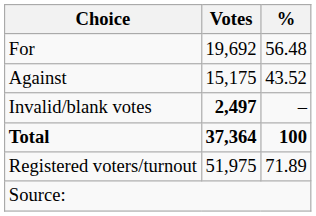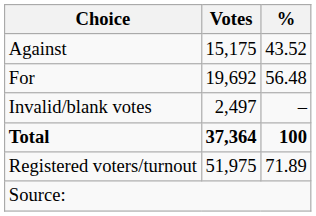rows swapped: (22, 48) <-> (38, 78)
(236, 107) bold -> (236, 107) normal
